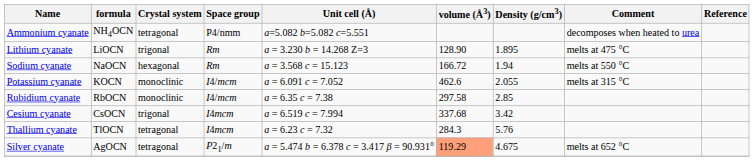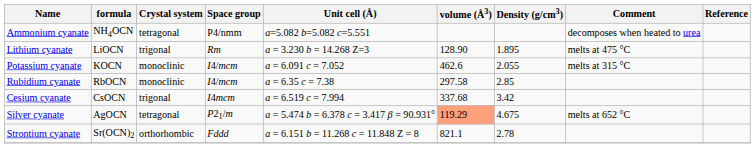- row: (39, 65)
- row: (42, 129)
+ row: (43, 133)
